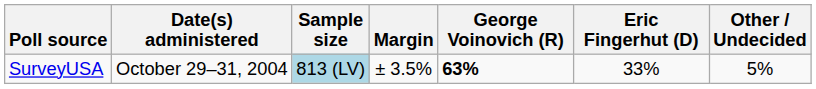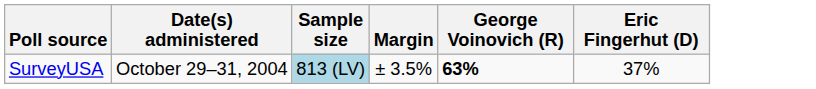- column: (760, 30)
(641, 69) 33% -> (641, 69) 37%
